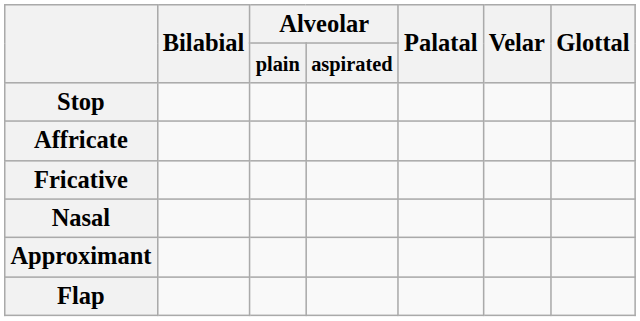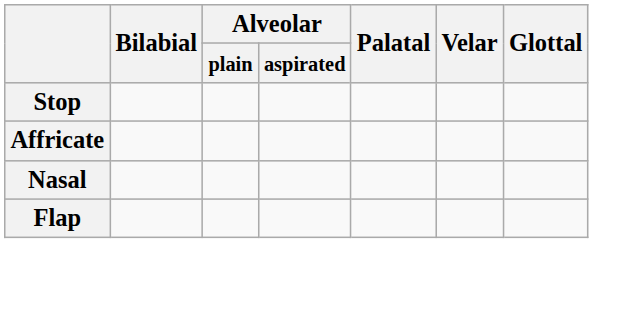- row: (81, 179)
- row: (81, 256)
